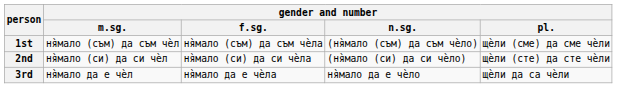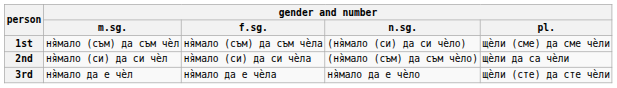(403, 44) (ня̀мало (съм) да съм чѐлo) -> (397, 44) (ня̀мало (си) да си чѐлo)
(397, 59) (ня̀мало (си) да си чѐлo) -> (403, 59) (ня̀мало (съм) да съм чѐлo)
(546, 59) щѐли (сте) да сте чѐли -> (526, 59) щѐли да са чѐли
(526, 75) щѐли да са чѐли -> (546, 75) щѐли (сте) да сте чѐли
